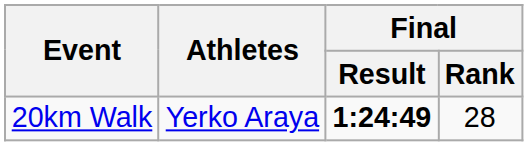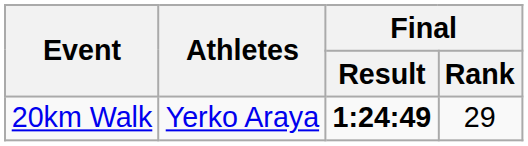(480, 119) 28 -> (480, 119) 29
